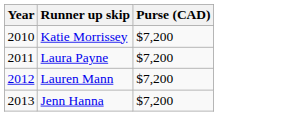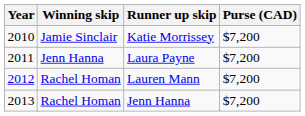+ column: (81, 15)
